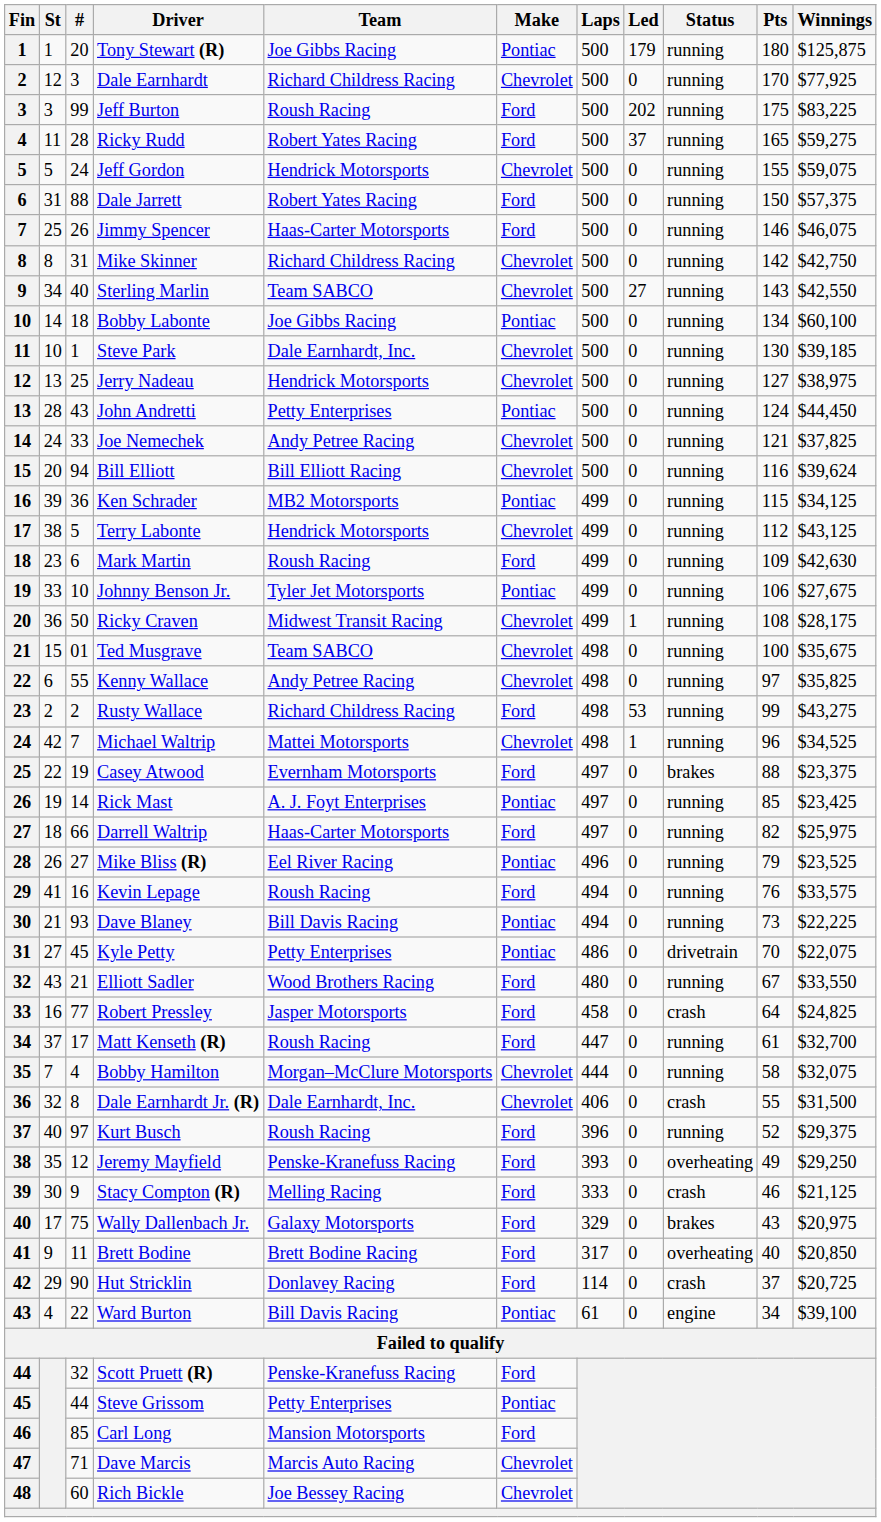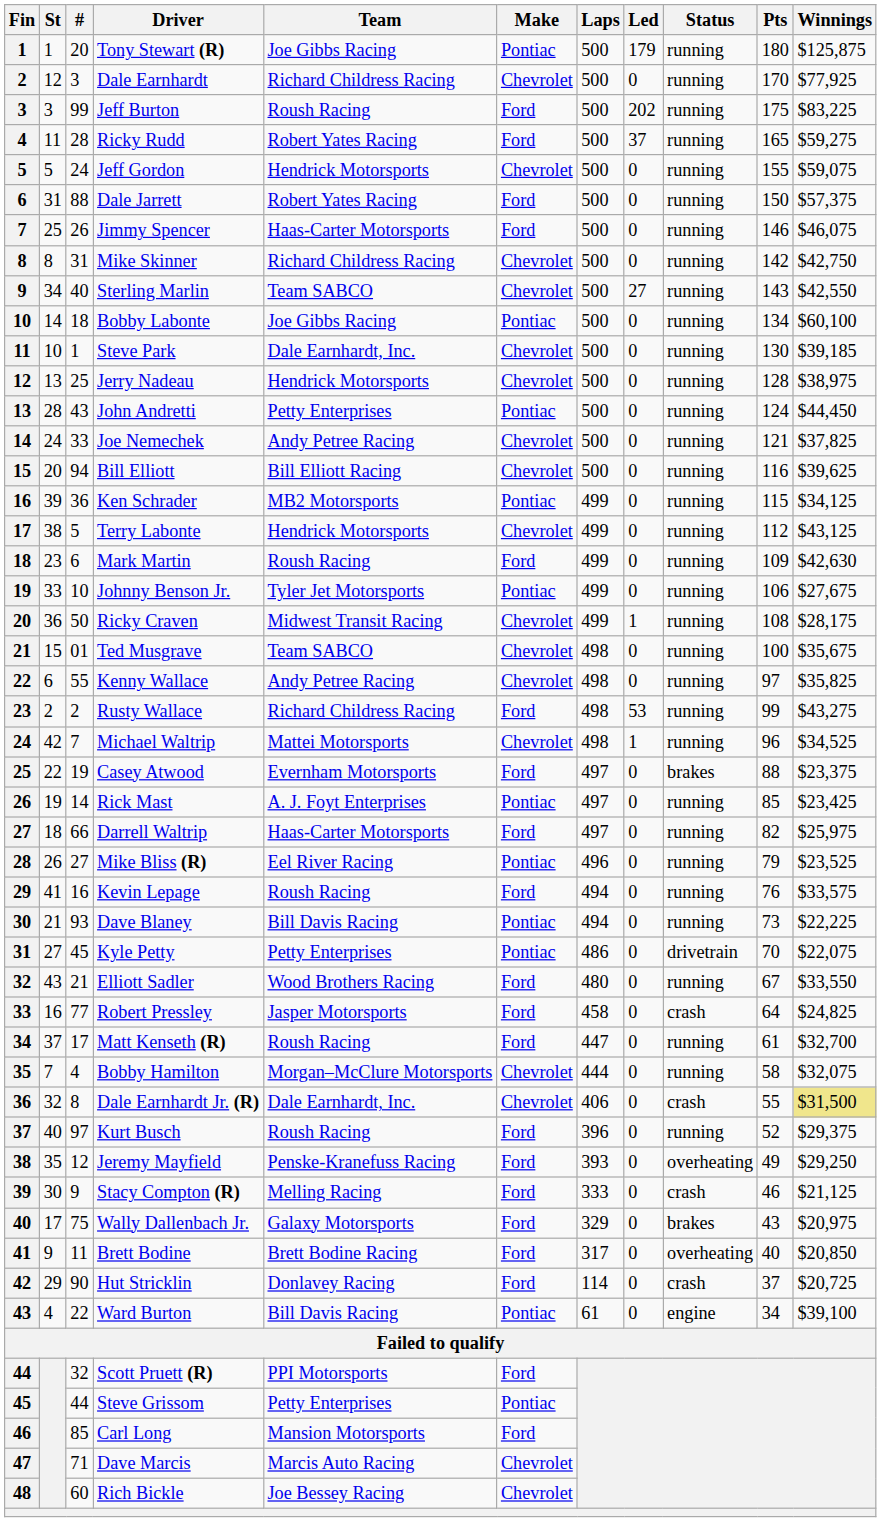(775, 380) 127 -> (775, 380) 128
(827, 470) $39,624 -> (827, 470) $39,625
(827, 1102) no background -> (827, 1102) khaki background
(361, 1373) Penske-Kranefuss Racing -> (328, 1373) PPI Motorsports
